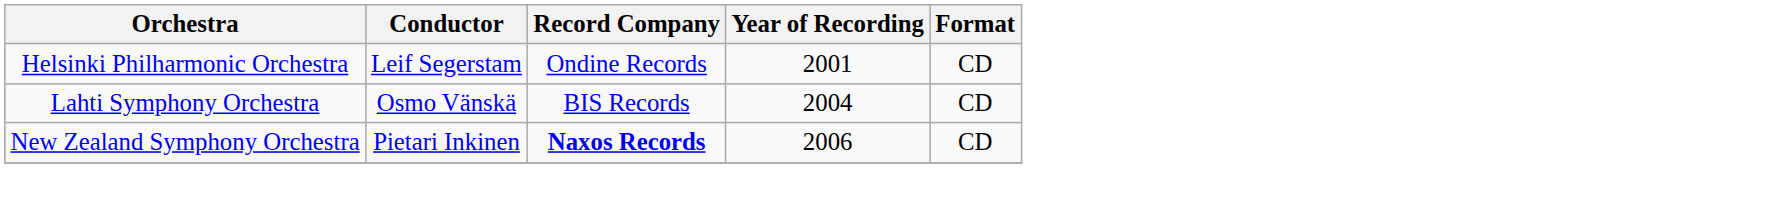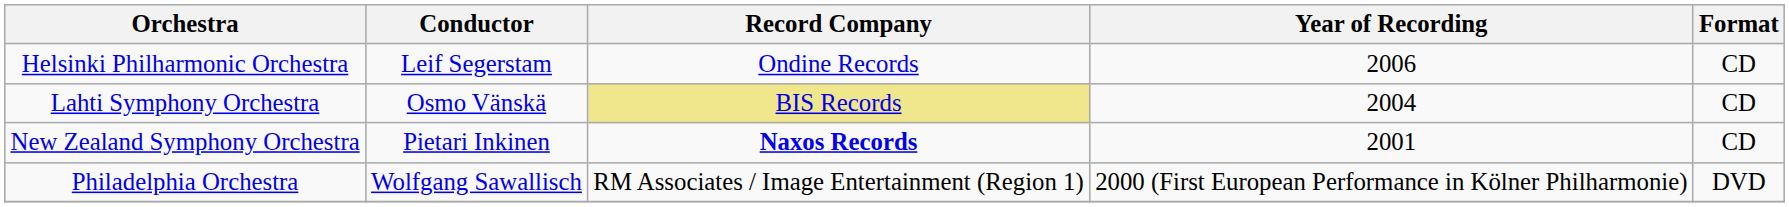(828, 63) 2001 -> (1391, 63) 2006
(627, 102) no background -> (839, 102) khaki background
(828, 142) 2006 -> (1391, 142) 2001
+ row: (185, 181)
